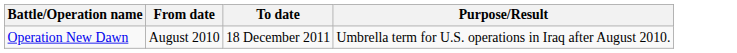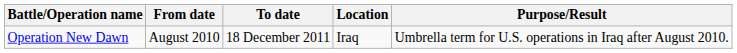+ column: (362, 15)
